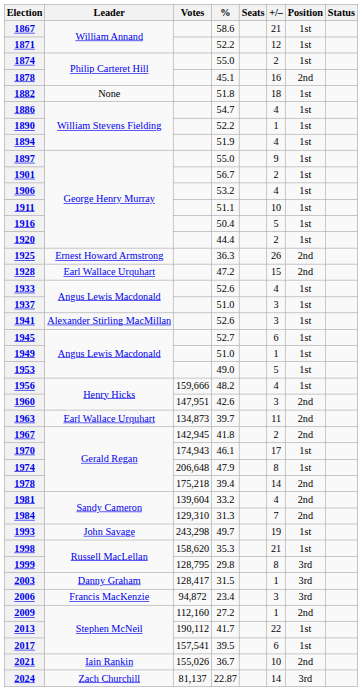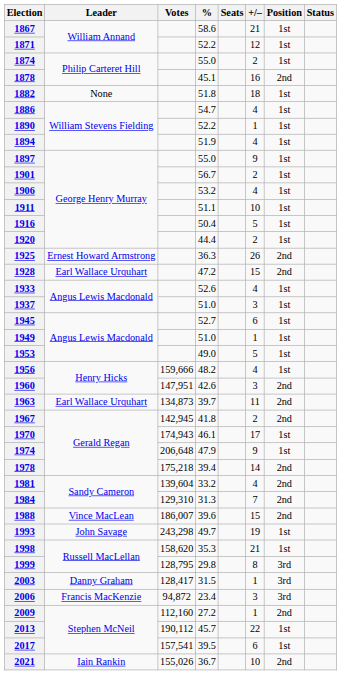- row: (25, 321)
(276, 467) 8 -> (255, 451) 9
+ row: (25, 516)
(225, 629) 41.7 -> (207, 629) 45.7
- row: (25, 678)
